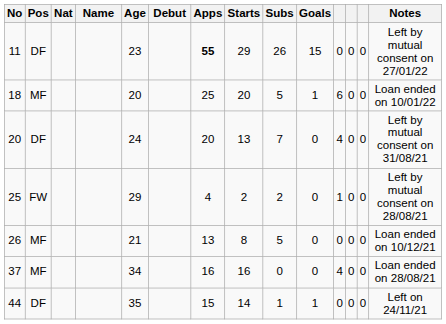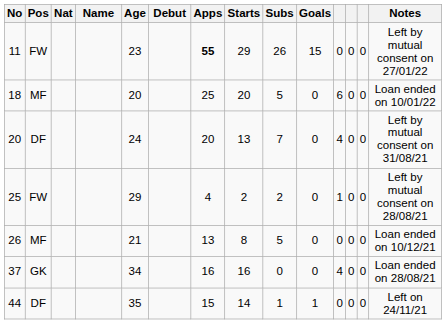(38, 51) DF -> (38, 51) FW
(315, 95) 1 -> (315, 95) 0
(38, 272) MF -> (38, 272) GK
